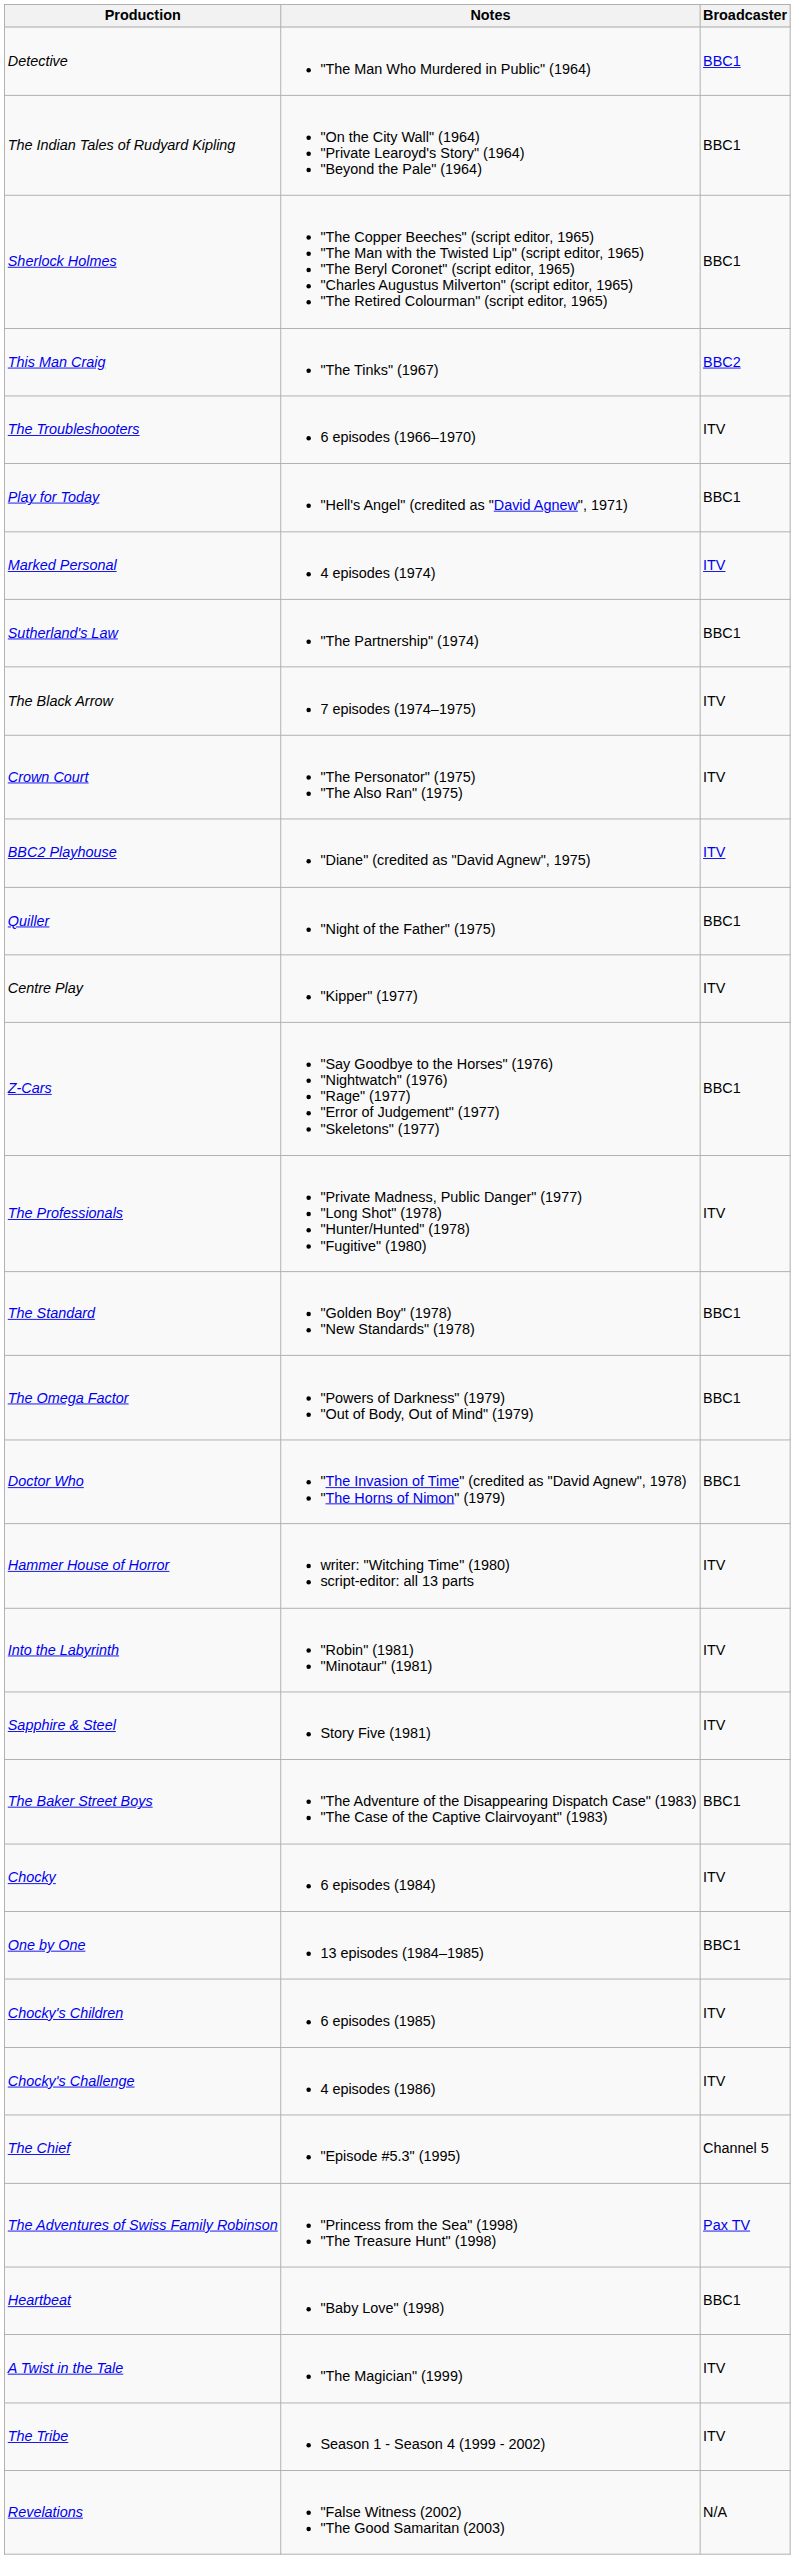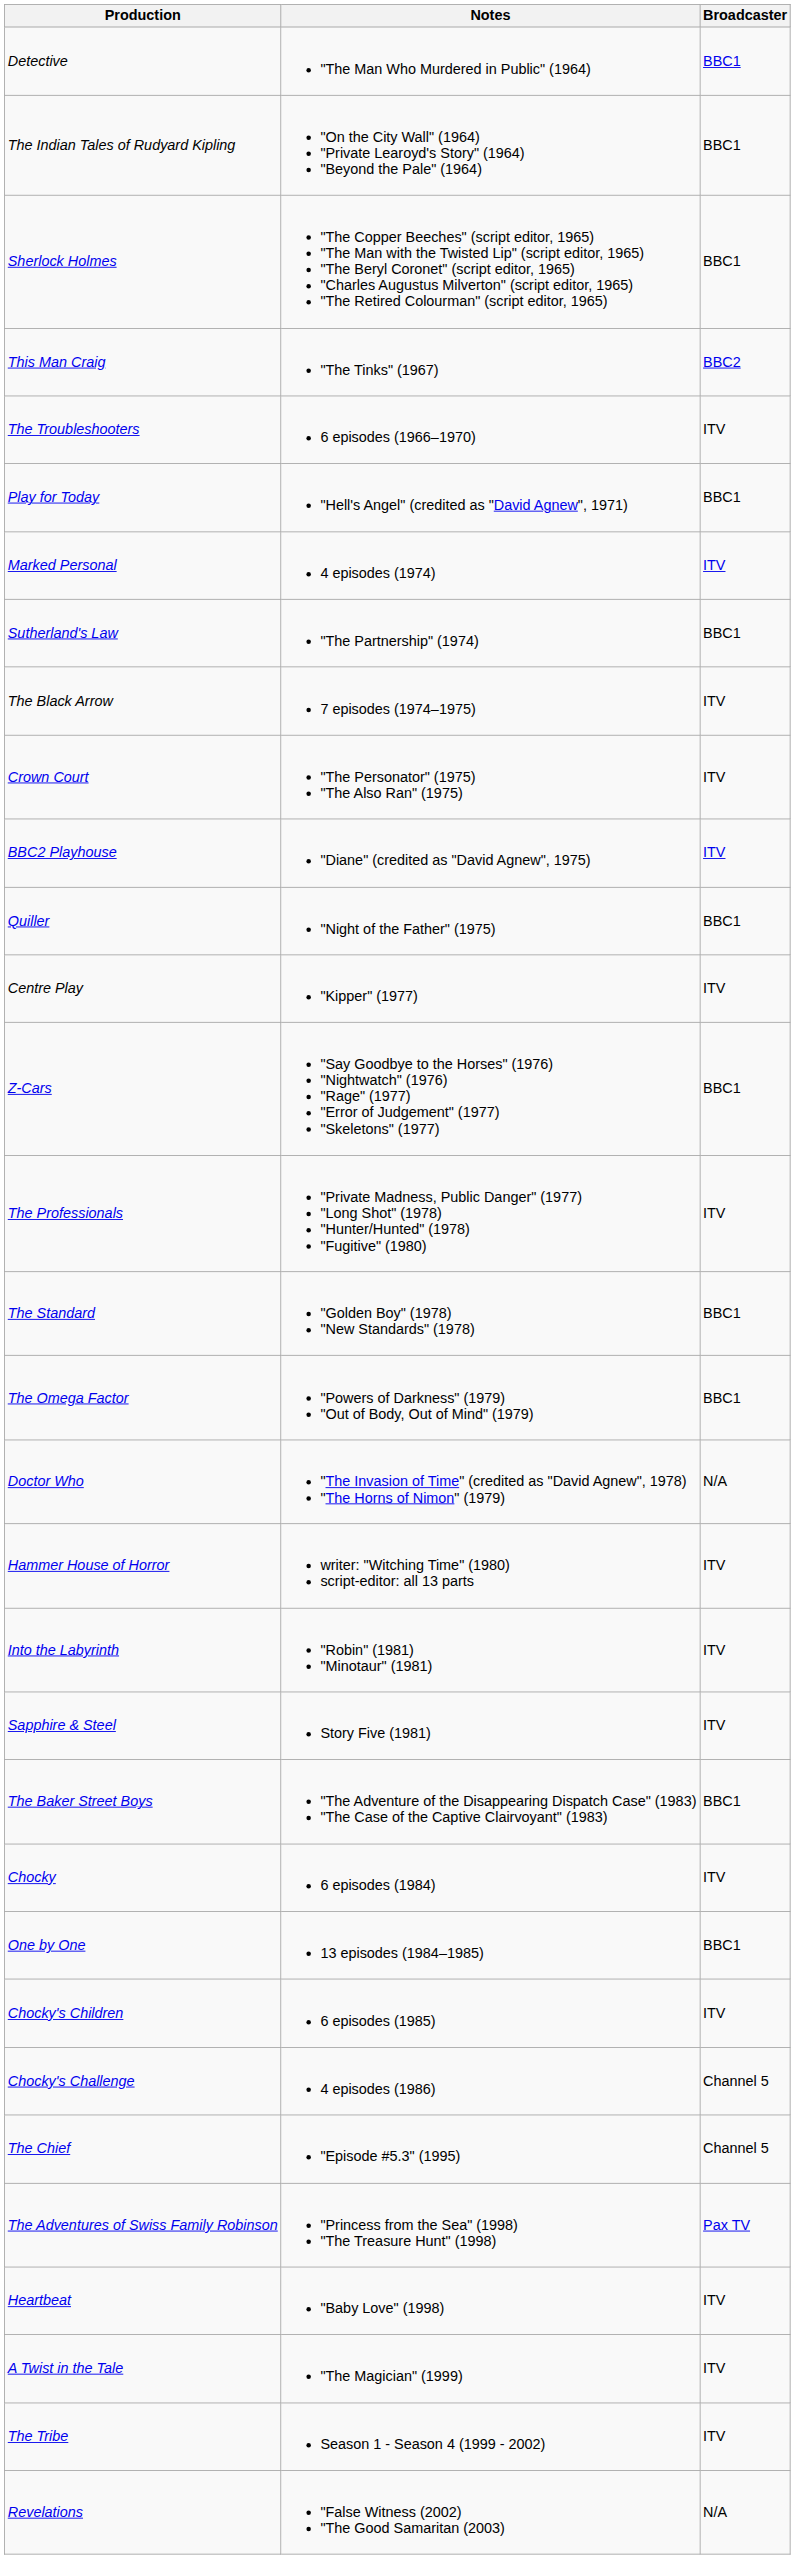(722, 1481) BBC1 -> (715, 1481) N/A
(714, 2081) ITV -> (736, 2081) Channel 5
(722, 2300) BBC1 -> (714, 2300) ITV
